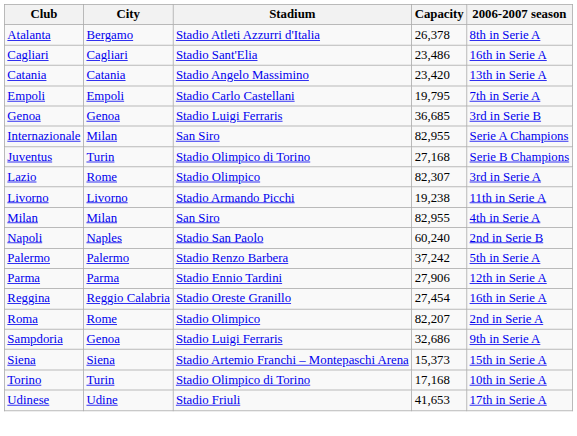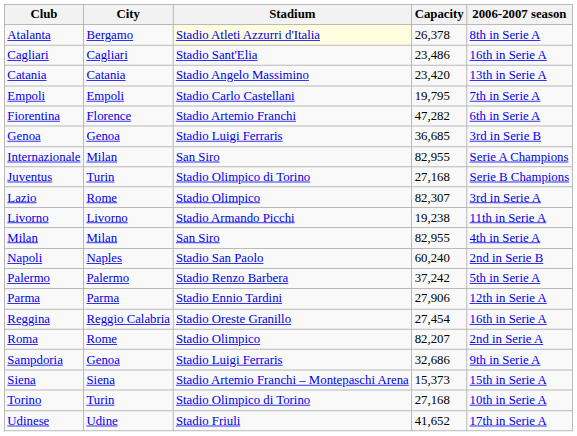(248, 34) no background -> (248, 34) lightyellow background
+ row: (34, 116)
(432, 380) 17,168 -> (432, 400) 27,168
(432, 400) 41,653 -> (432, 420) 41,652
